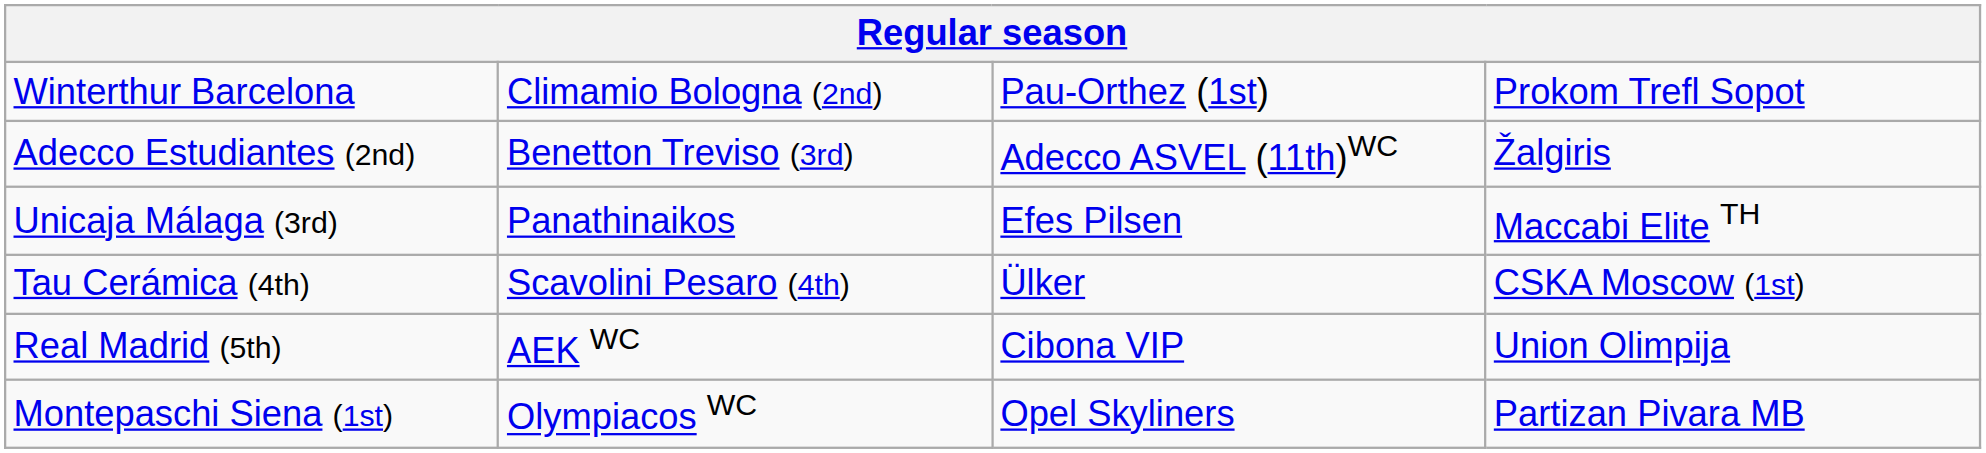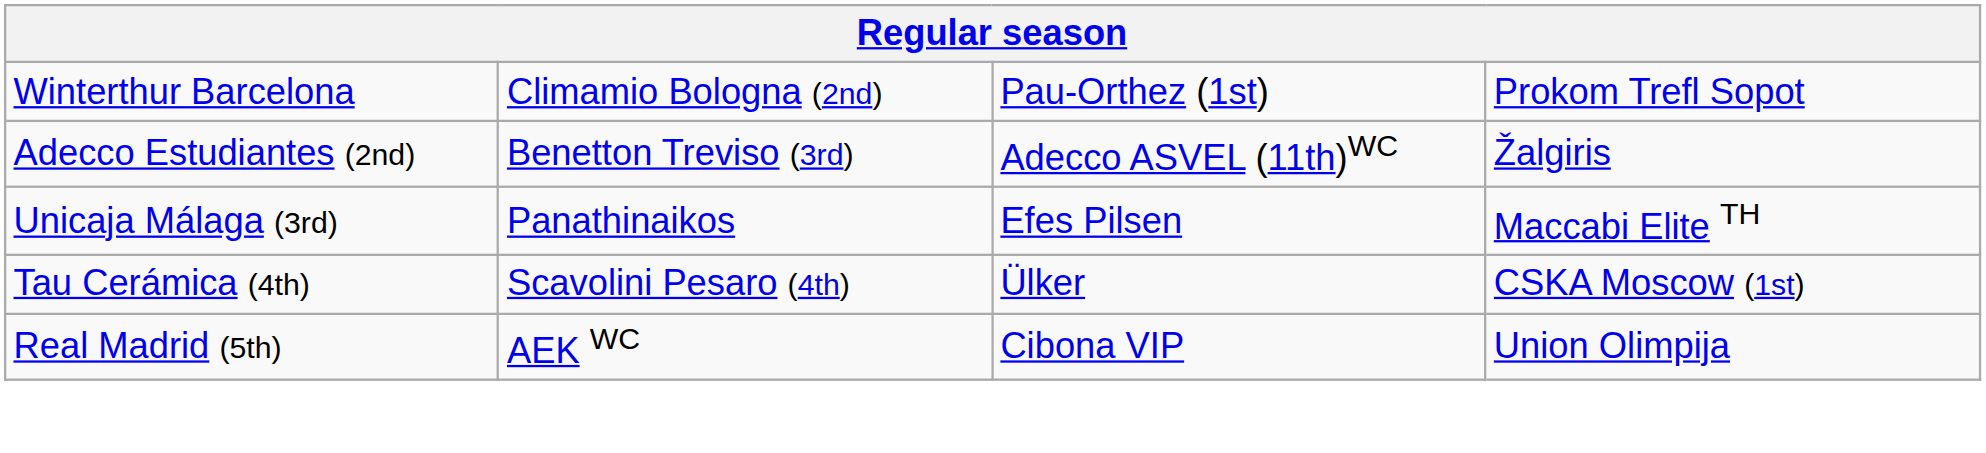- row: (203, 413)
